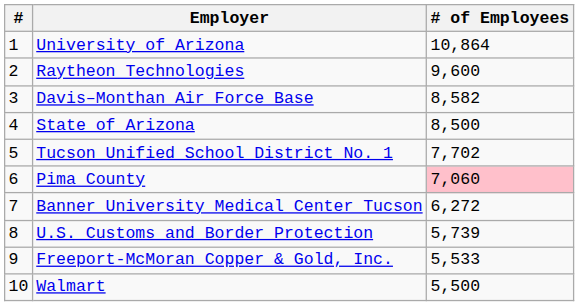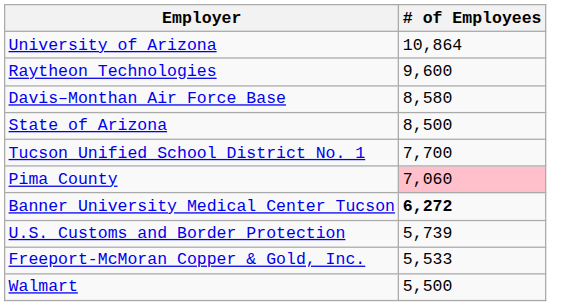- column: (18, 18)
(455, 99) 8,582 -> (428, 99) 8,580
(455, 153) 7,702 -> (428, 153) 7,700
(455, 206) normal -> (428, 206) bold
